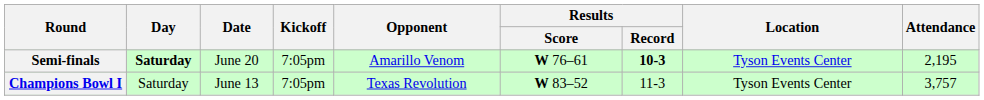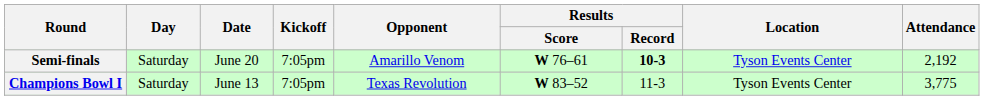(163, 60) bold -> (163, 60) normal
(941, 60) 2,195 -> (941, 60) 2,192
(941, 83) 3,757 -> (941, 83) 3,775
